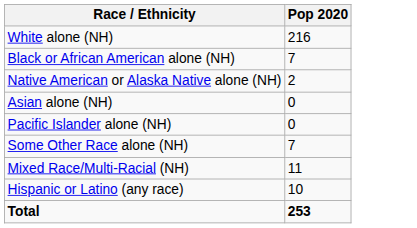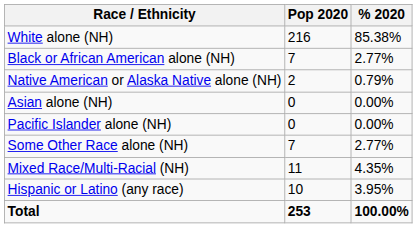+ column: (382, 15)
